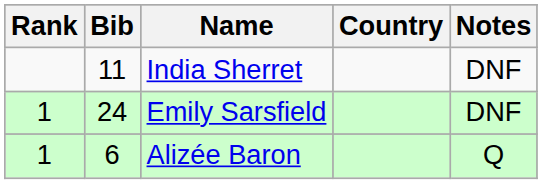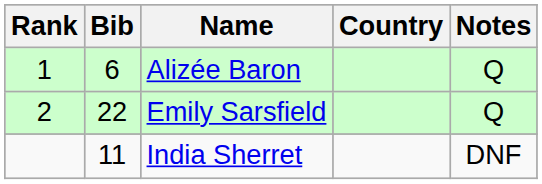rows swapped: (224, 155) <-> (224, 69)
(44, 112) 1 -> (44, 112) 2
(112, 112) 24 -> (112, 112) 22
(494, 112) DNF -> (494, 112) Q
